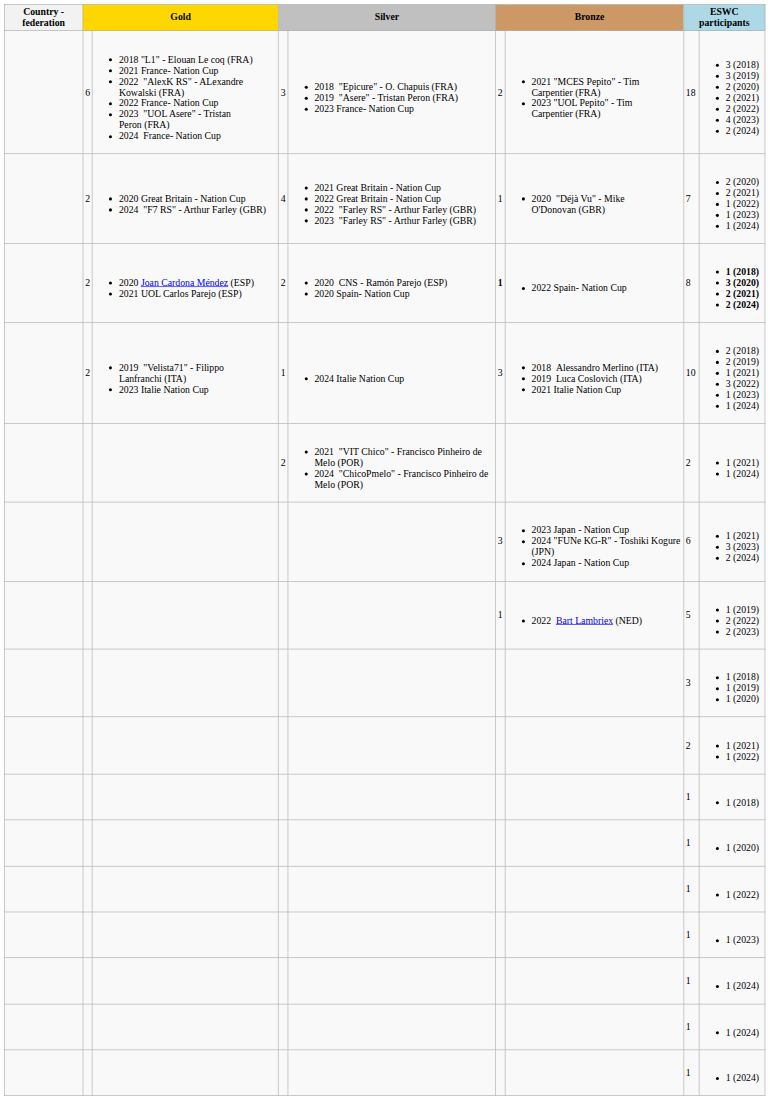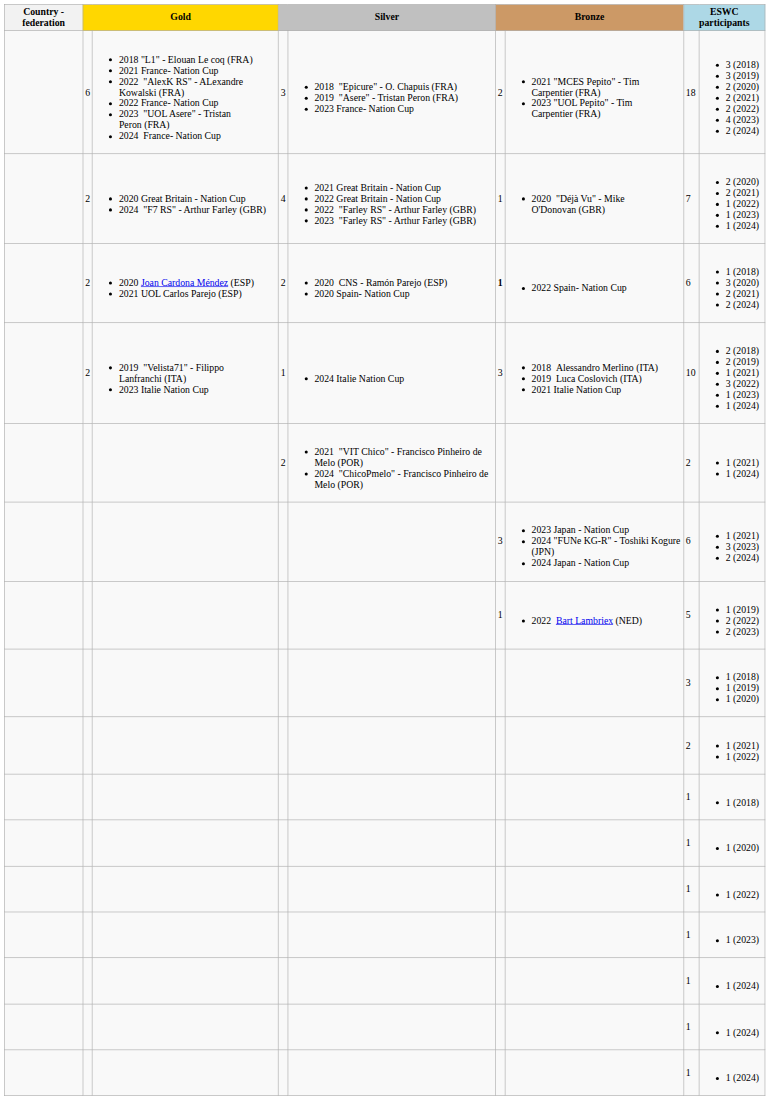(688, 283) 8 -> (688, 283) 6
(732, 288) bold -> (732, 288) normal
